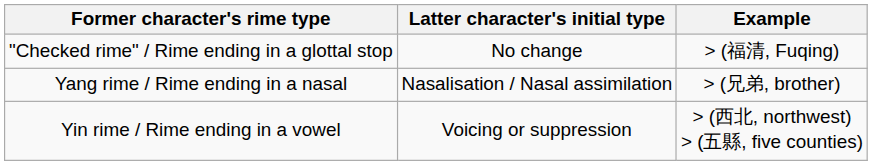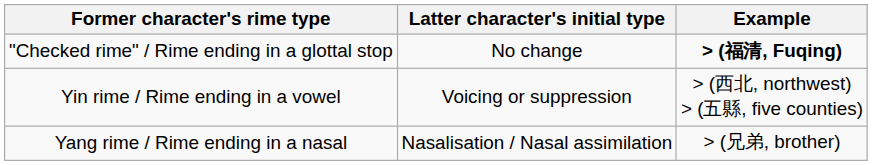(772, 50) normal -> (772, 50) bold
rows swapped: (201, 84) <-> (201, 130)
